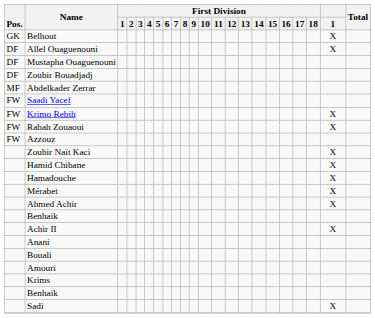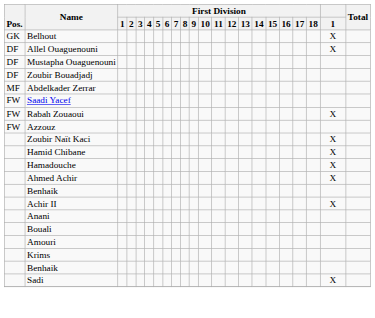- row: (13, 113)
- row: (15, 191)
